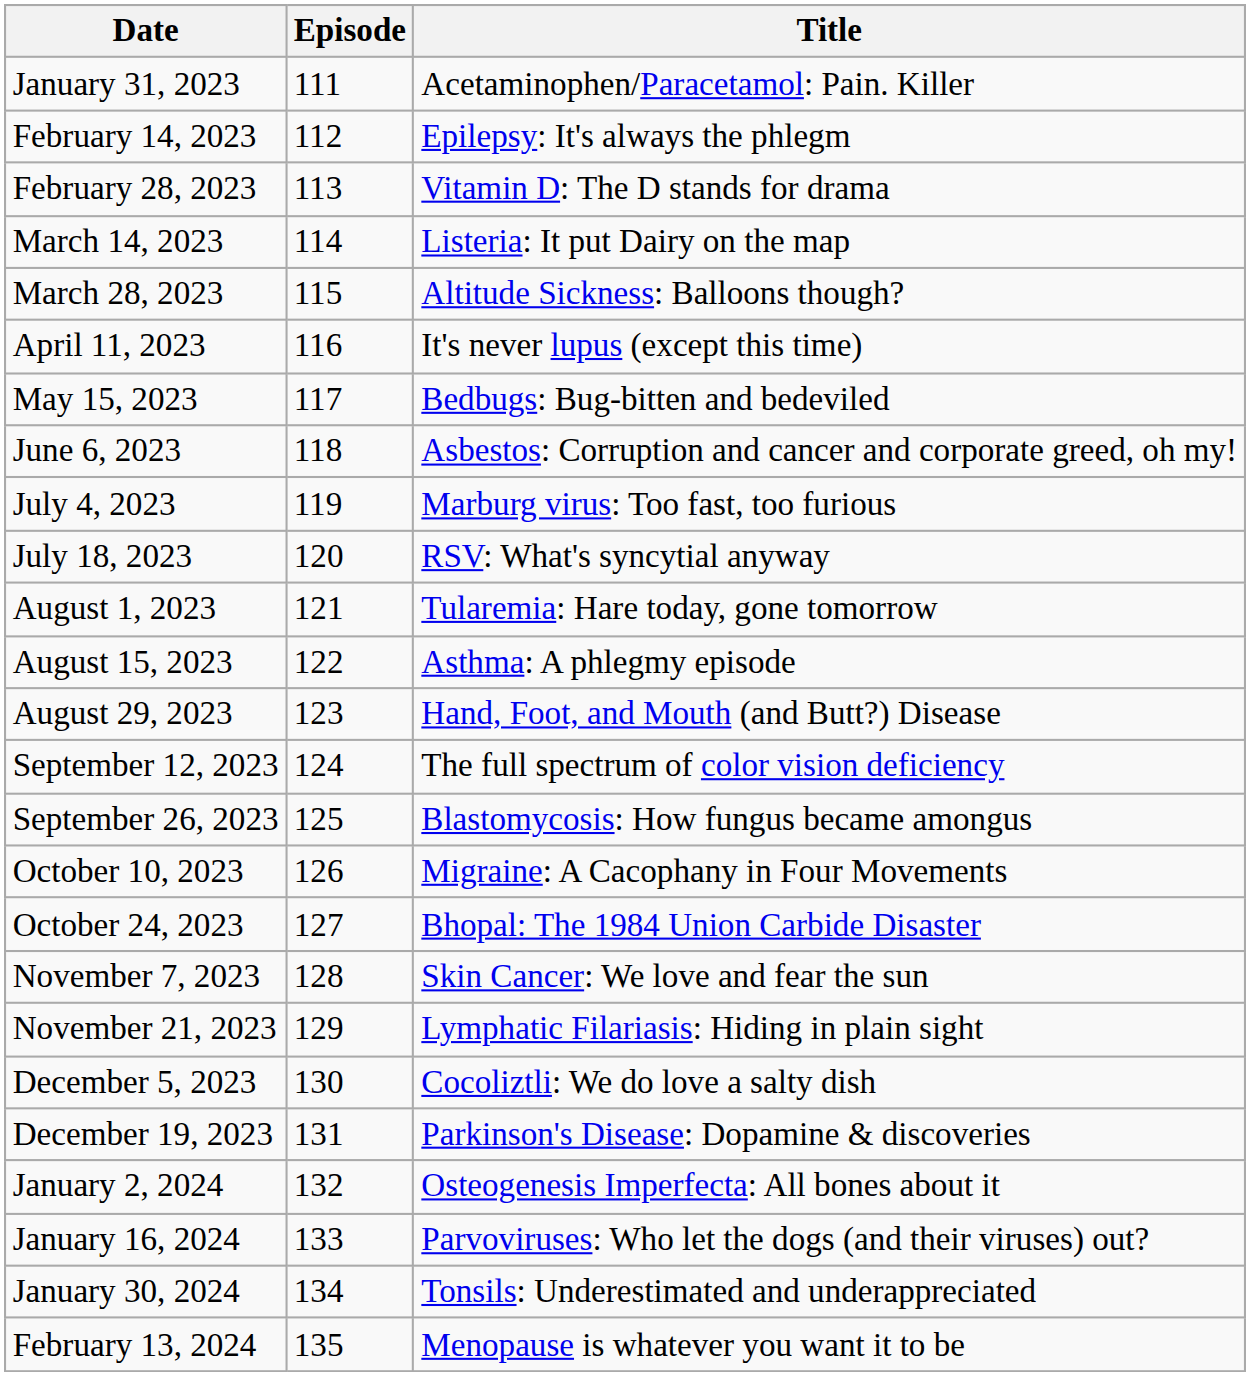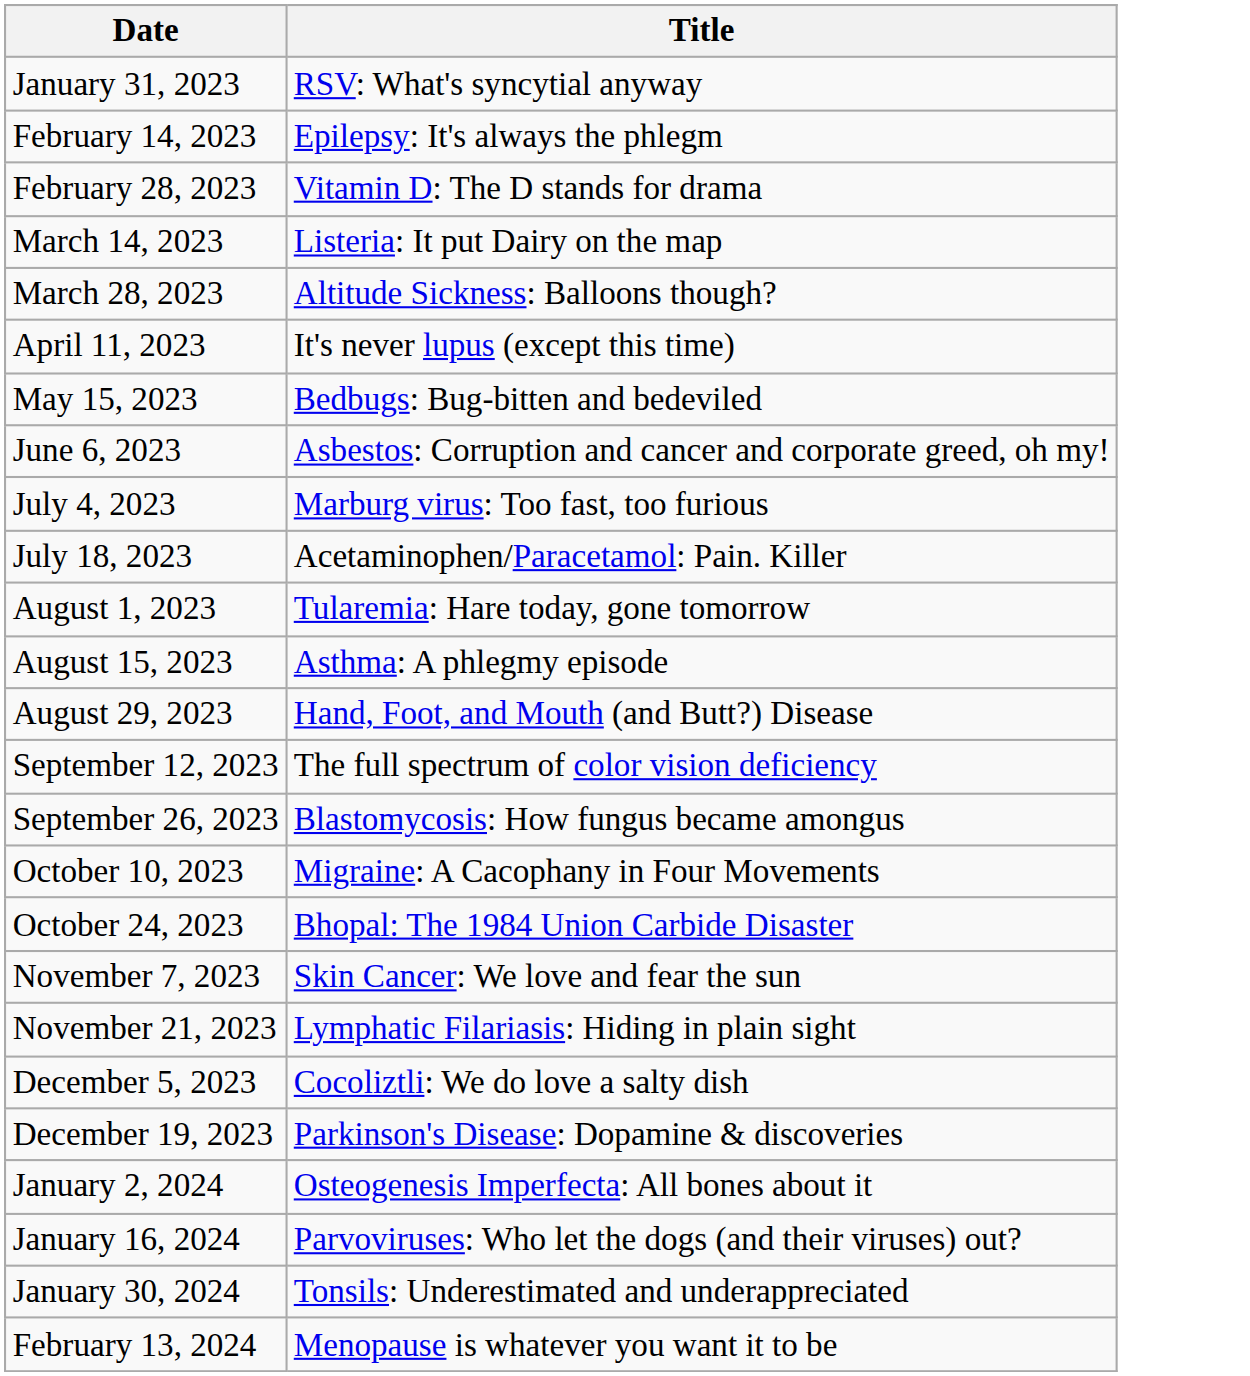- column: (350, 30)
(698, 83) Acetaminophen/Paracetamol: Pain. Killer -> (498, 83) RSV: What's syncytial anyway
(626, 556) RSV: What's syncytial anyway -> (570, 556) Acetaminophen/Paracetamol: Pain. Killer
